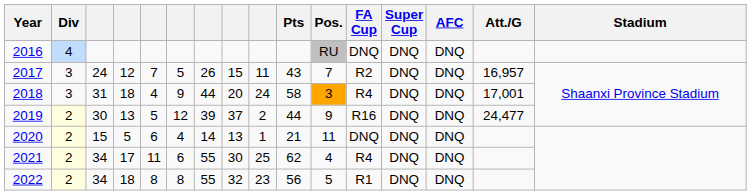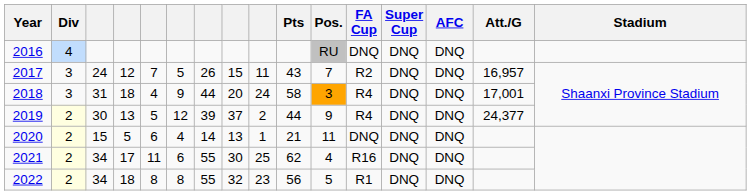(364, 115) R16 -> (364, 115) R4
(504, 115) 24,477 -> (504, 115) 24,377
(364, 158) R4 -> (364, 158) R16
